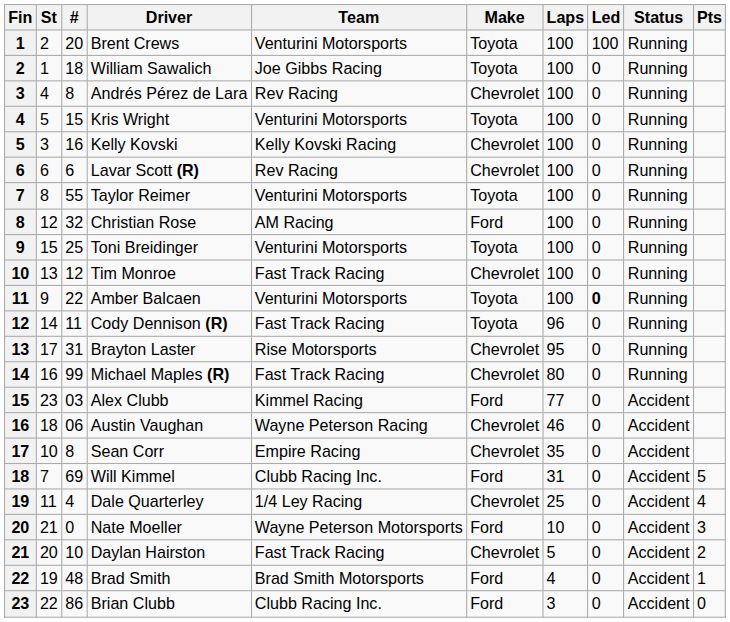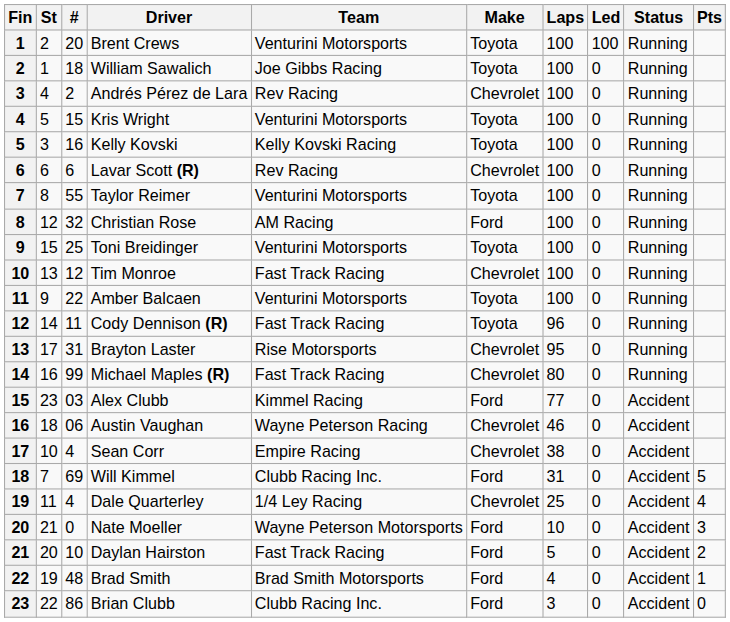(70, 94) 8 -> (70, 94) 2
(505, 145) Chevrolet -> (494, 145) Toyota
(596, 298) bold -> (596, 298) normal
(70, 451) 8 -> (70, 451) 4
(556, 451) 35 -> (556, 451) 38
(505, 553) Chevrolet -> (487, 553) Ford
